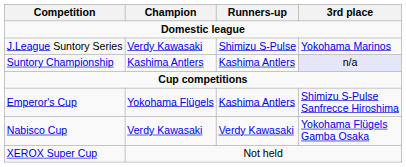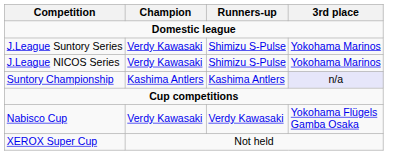+ row: (63, 63)
- row: (42, 102)
